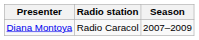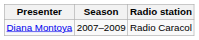columns swapped: (108, 12) <-> (167, 12)
